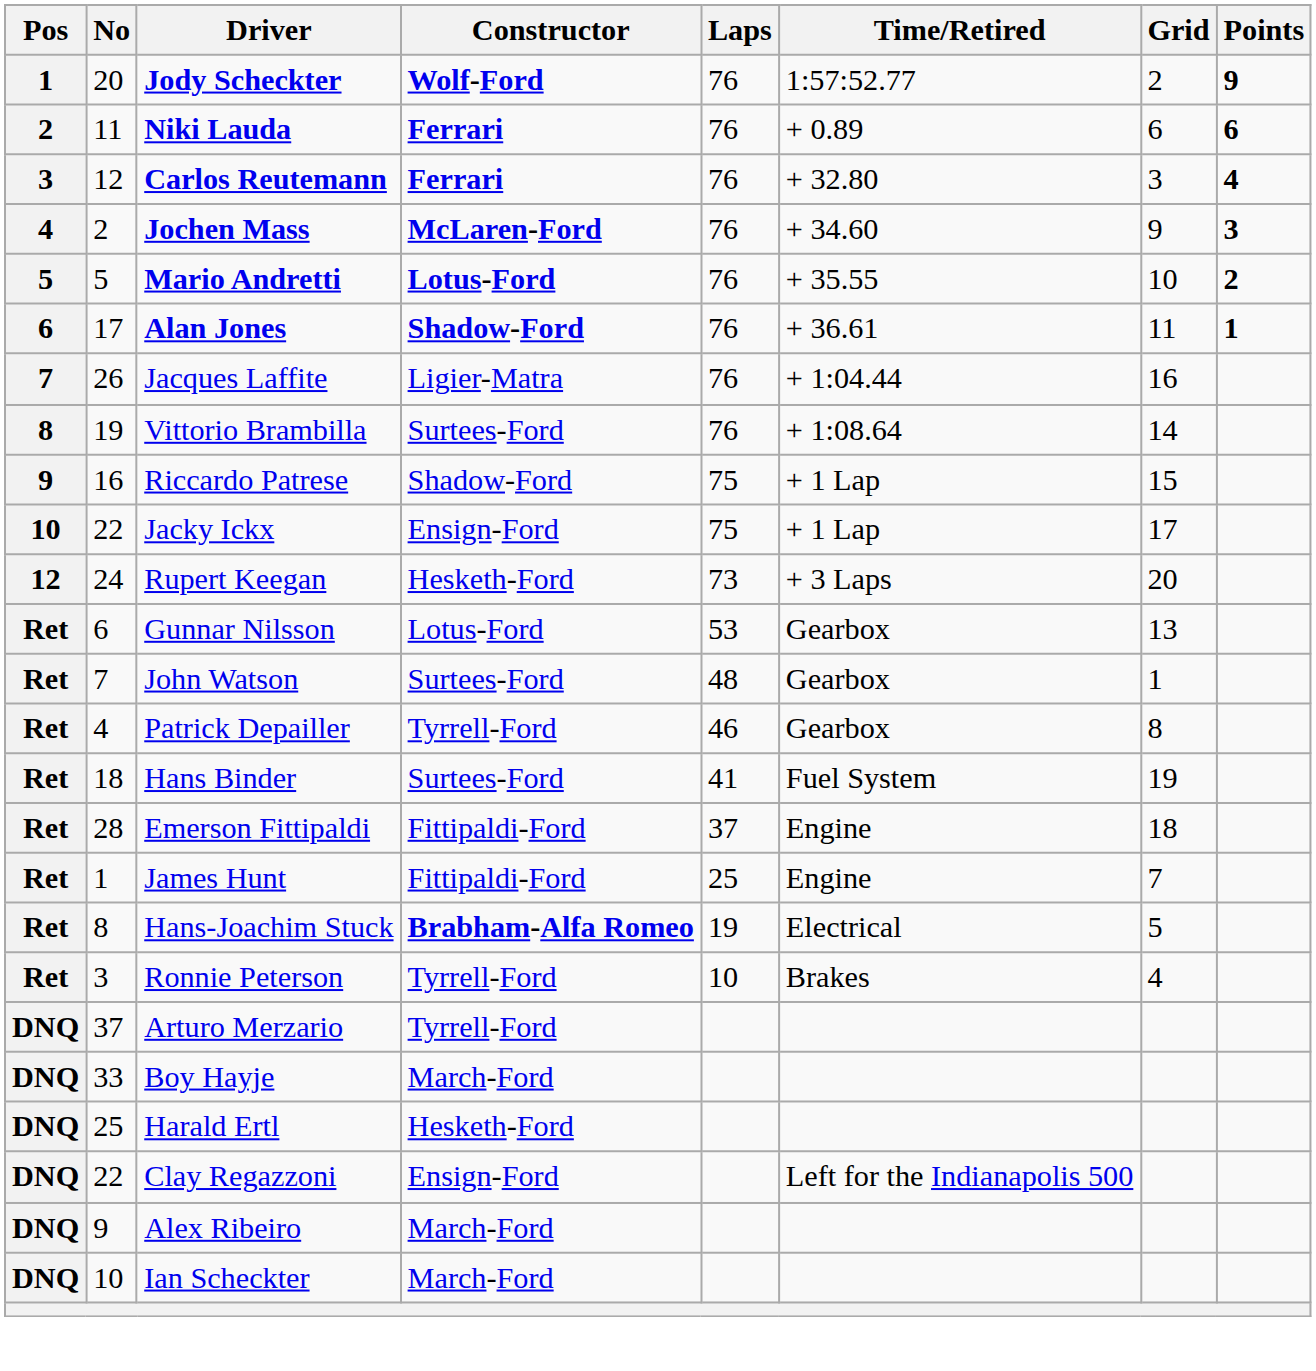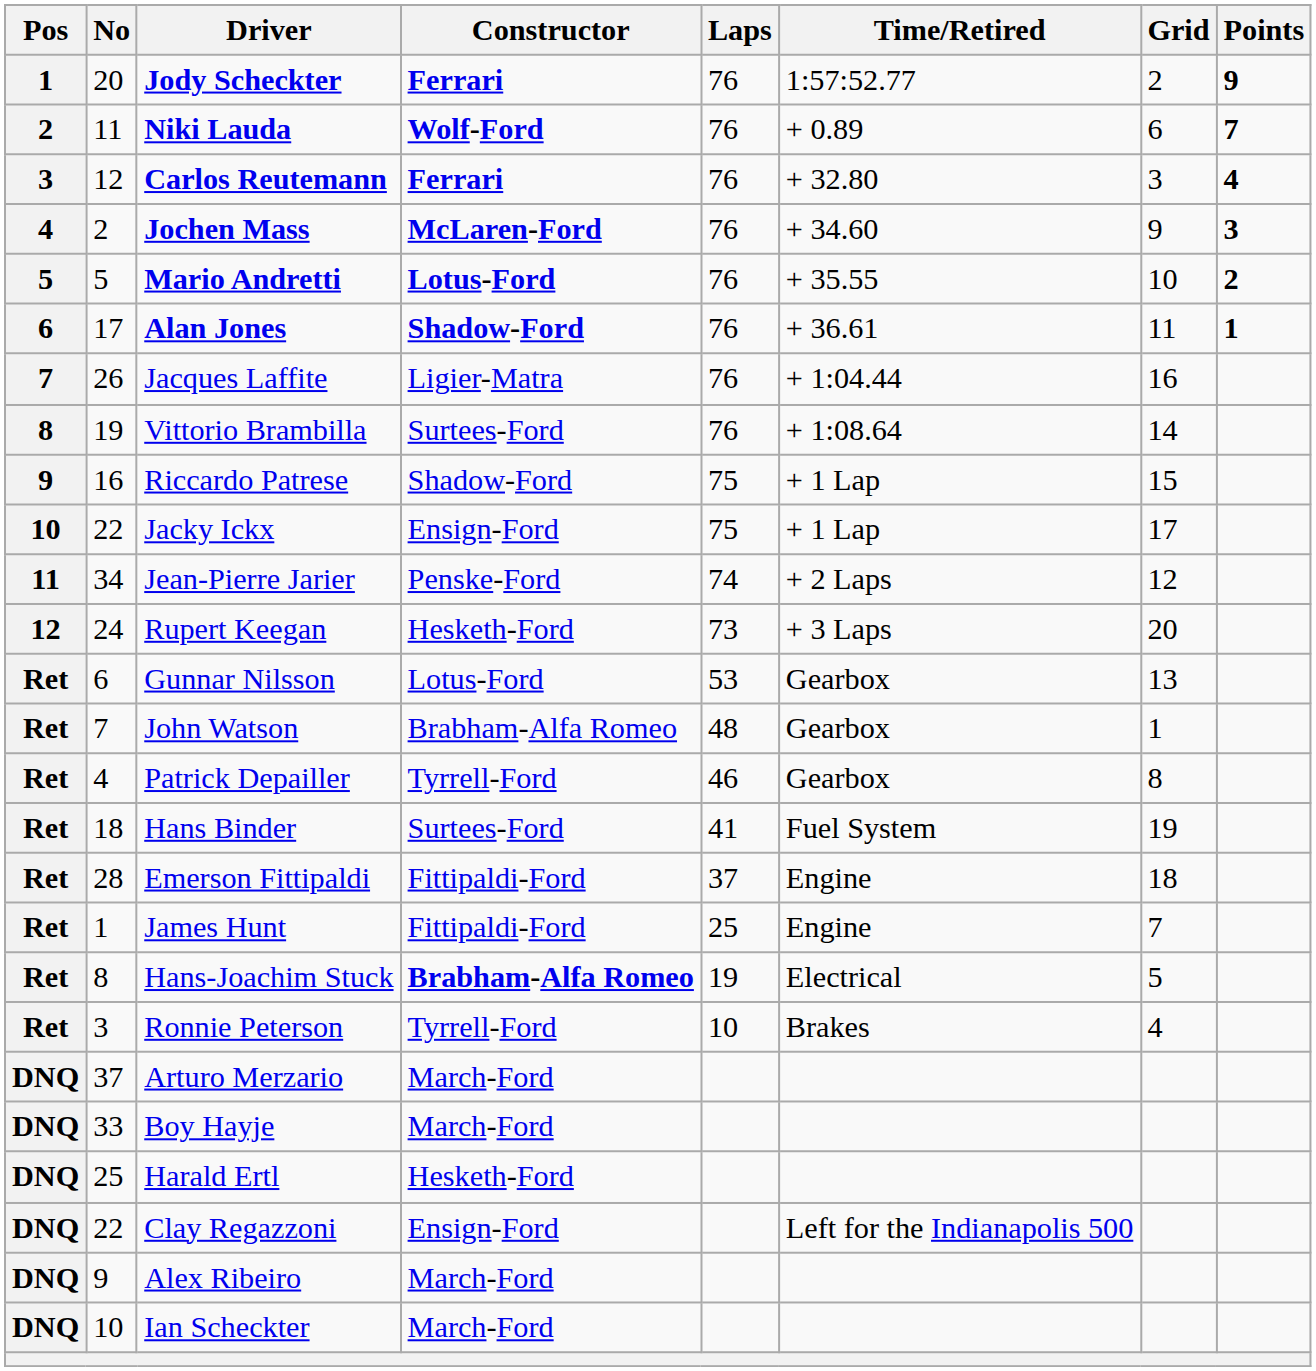(476, 79) Wolf-Ford -> (455, 79) Ferrari
(455, 129) Ferrari -> (476, 129) Wolf-Ford
(1231, 129) 6 -> (1231, 129) 7
+ row: (250, 578)
(486, 677) Surtees-Ford -> (542, 727) Brabham-Alfa Romeo
(482, 1027) Tyrrell-Ford -> (481, 1076) March-Ford
